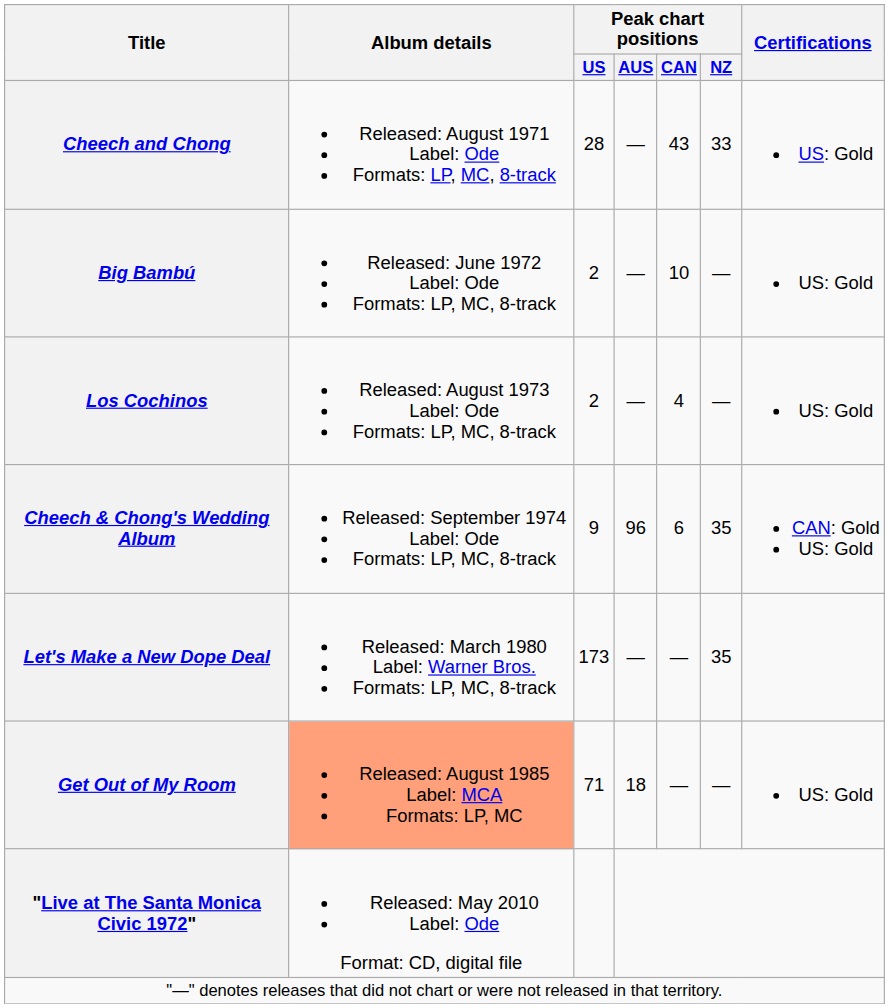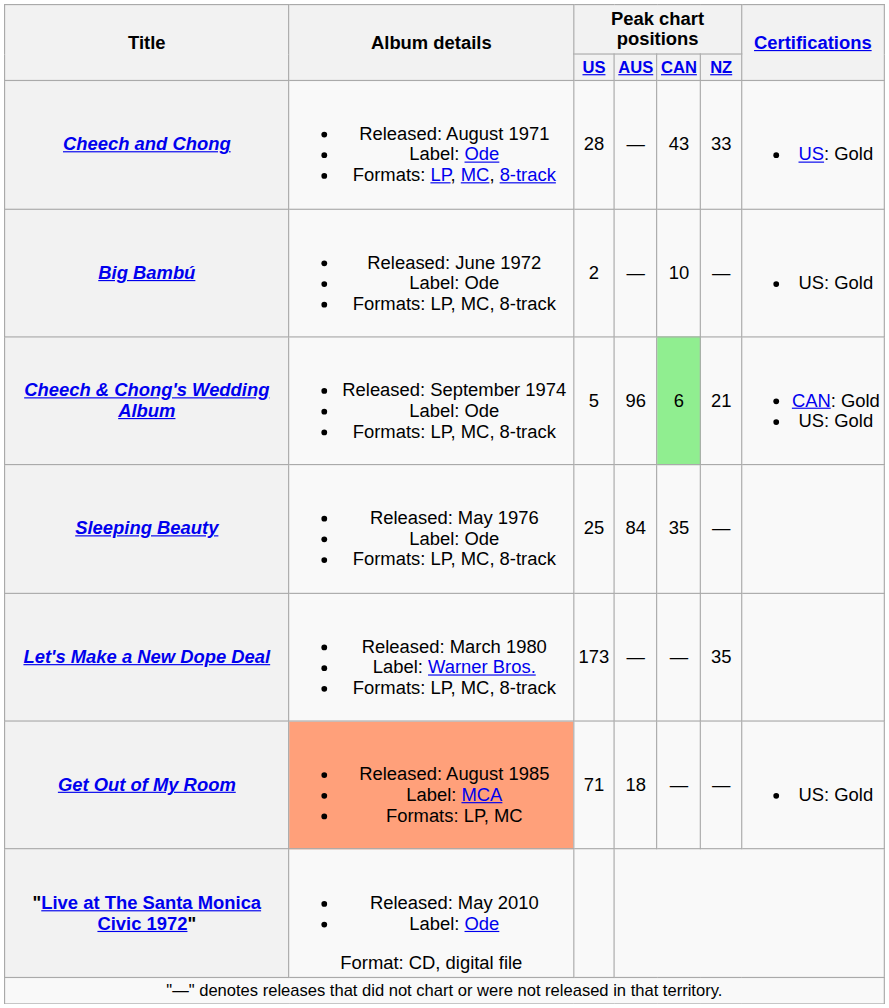- row: (147, 400)
(594, 528) 9 -> (594, 400) 5
(679, 528) no background -> (679, 400) lightgreen background
(721, 528) 35 -> (721, 400) 21
+ row: (147, 528)
